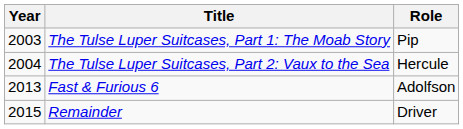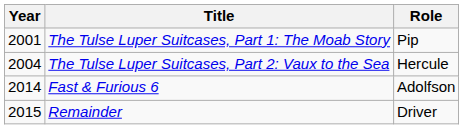(25, 40) 2003 -> (25, 40) 2001
(25, 87) 2013 -> (25, 87) 2014
